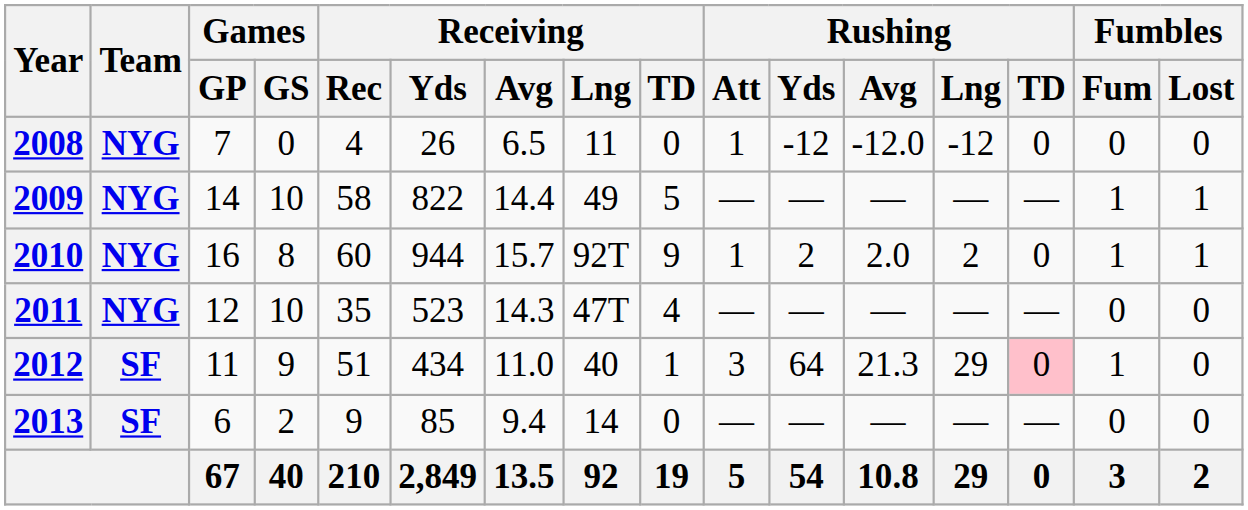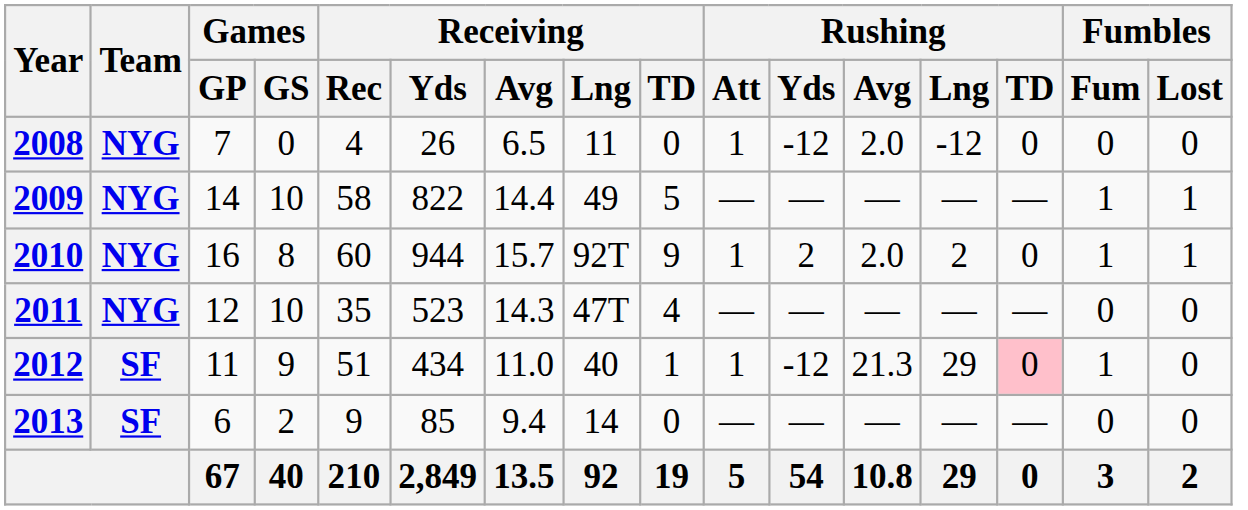(888, 143) -12.0 -> (882, 143) 2.0
(736, 365) 3 -> (736, 365) 1
(806, 365) 64 -> (806, 365) -12
